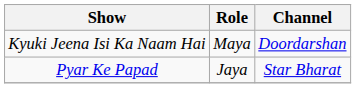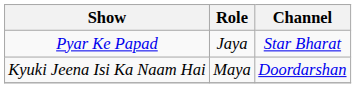rows swapped: (107, 69) <-> (107, 43)
